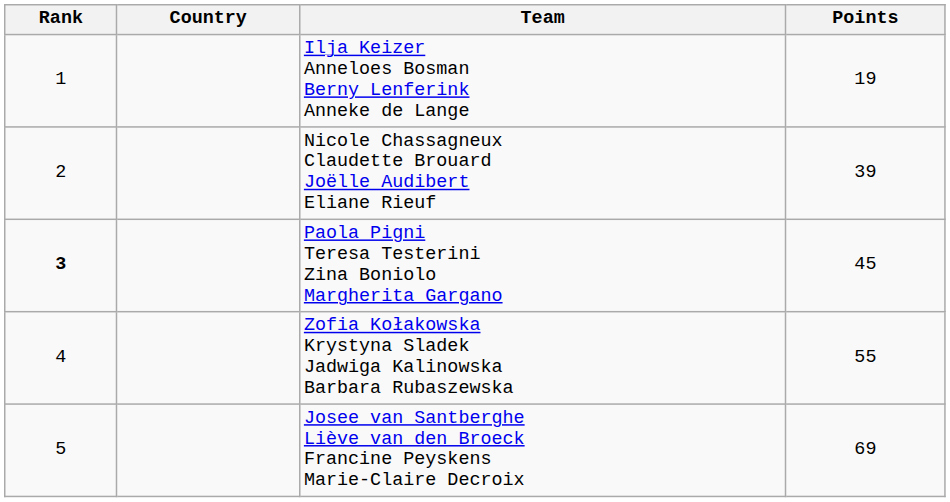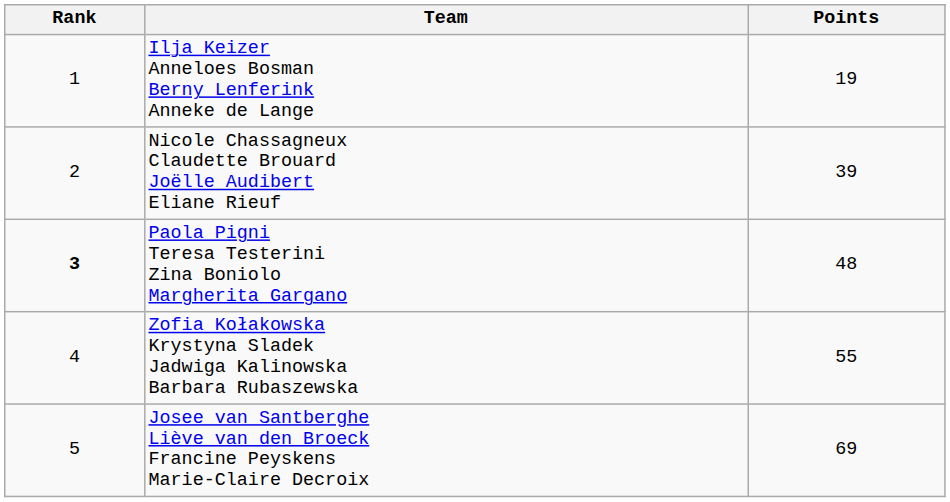- column: (208, 20)
(865, 266) 45 -> (846, 266) 48
